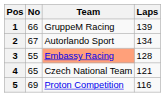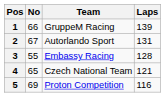(144, 41) 134 -> (144, 41) 131
(79, 56) lightsalmon background -> (79, 56) no background
